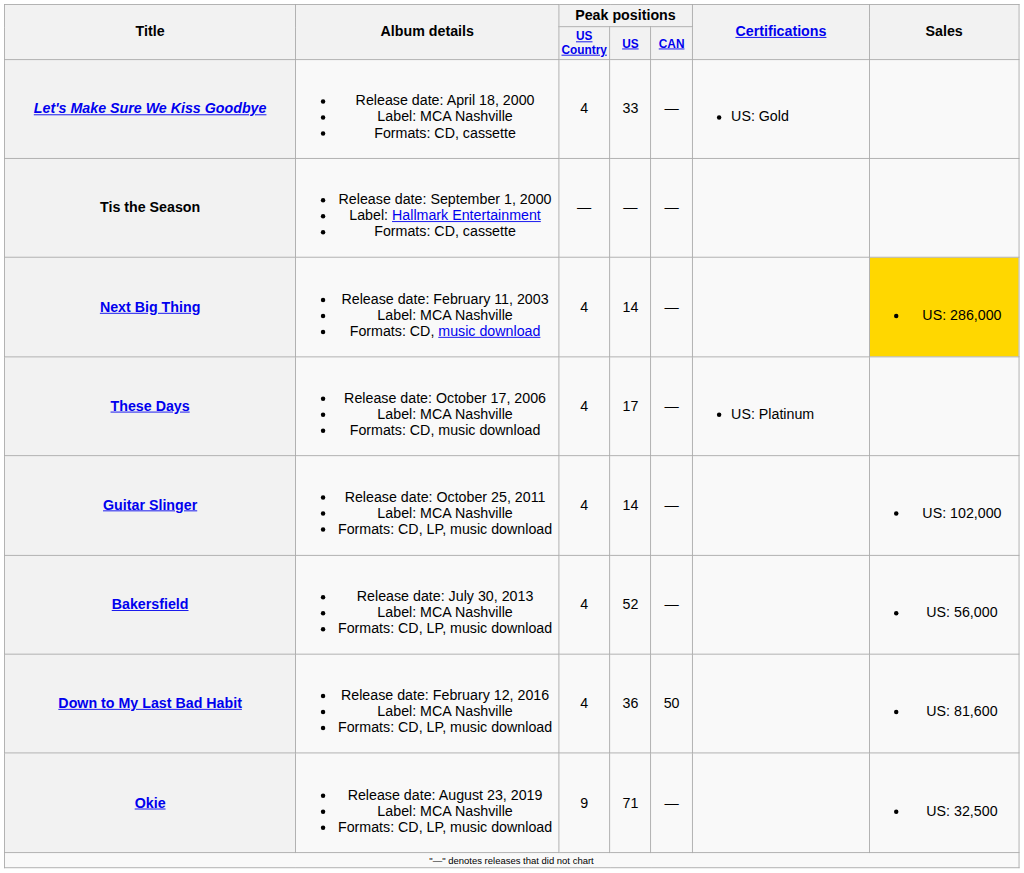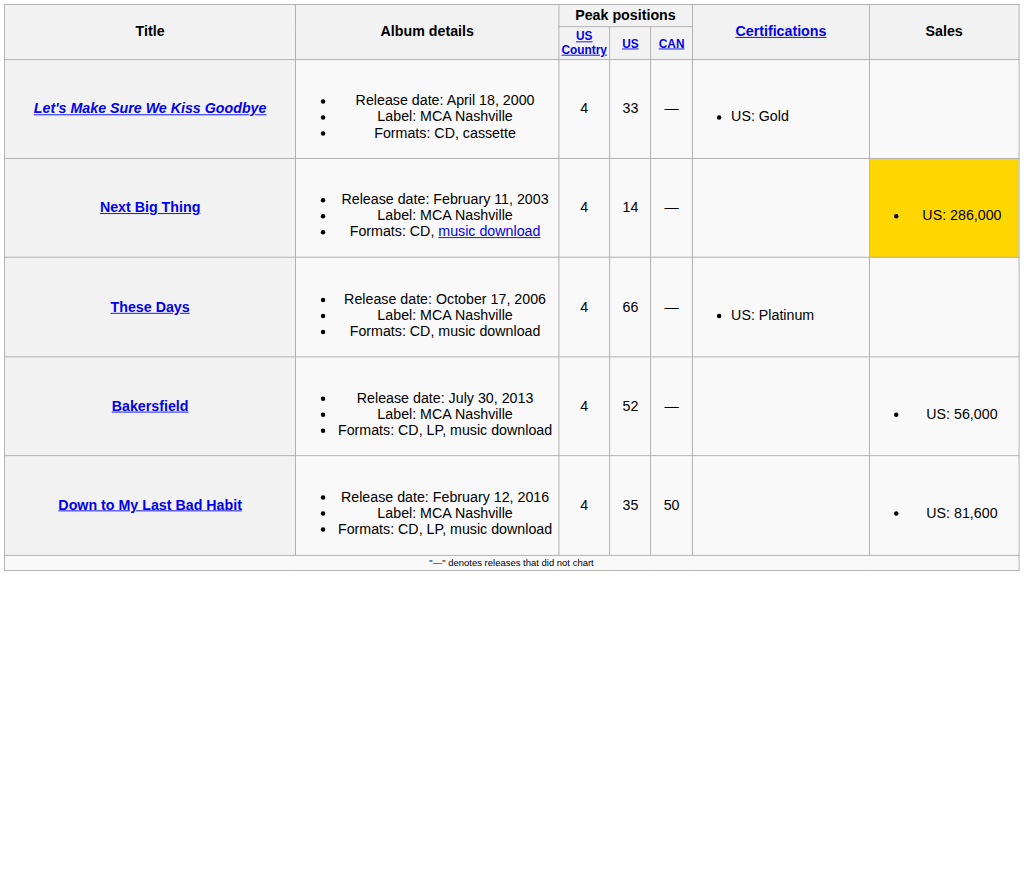- row: (150, 208)
(630, 406) 17 -> (630, 307) 66
- row: (150, 505)
(630, 703) 36 -> (630, 505) 35
- row: (150, 802)
